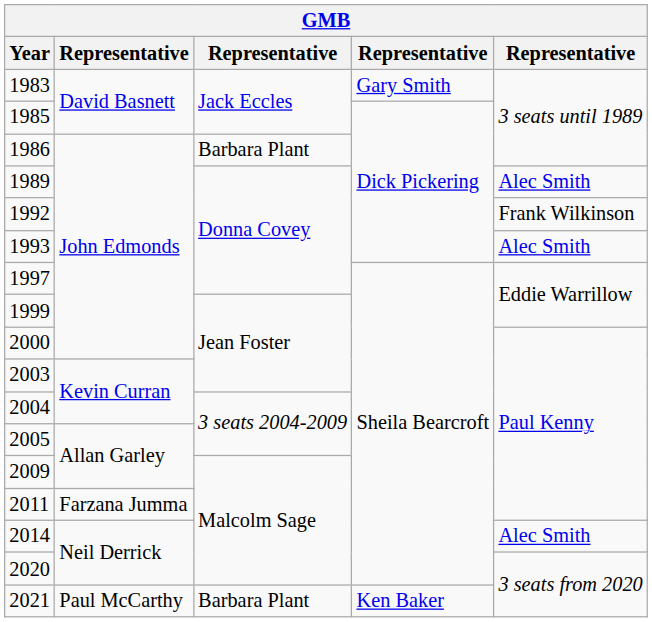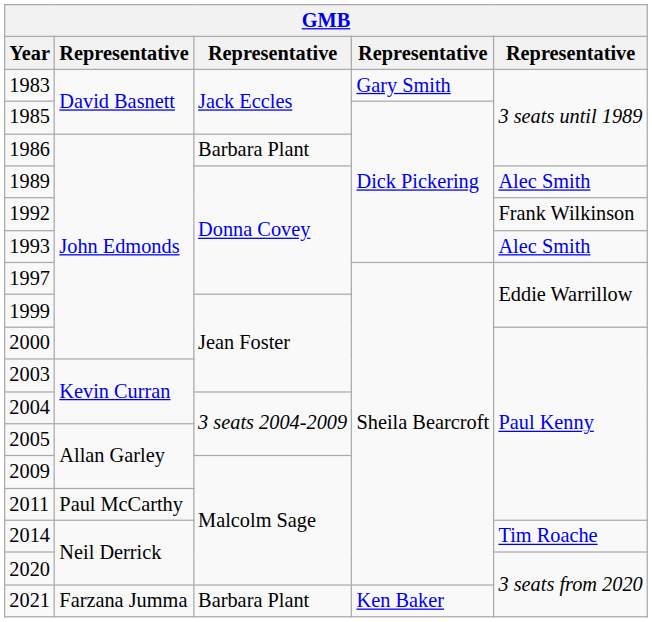(123, 504) Farzana Jumma -> (121, 504) Paul McCarthy
(544, 536) Alec Smith -> (548, 536) Tim Roache
(121, 600) Paul McCarthy -> (123, 600) Farzana Jumma
